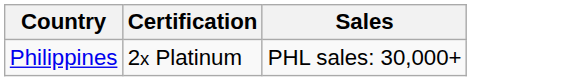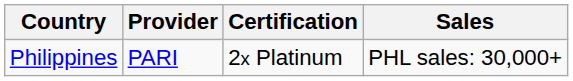+ column: (173, 22)
